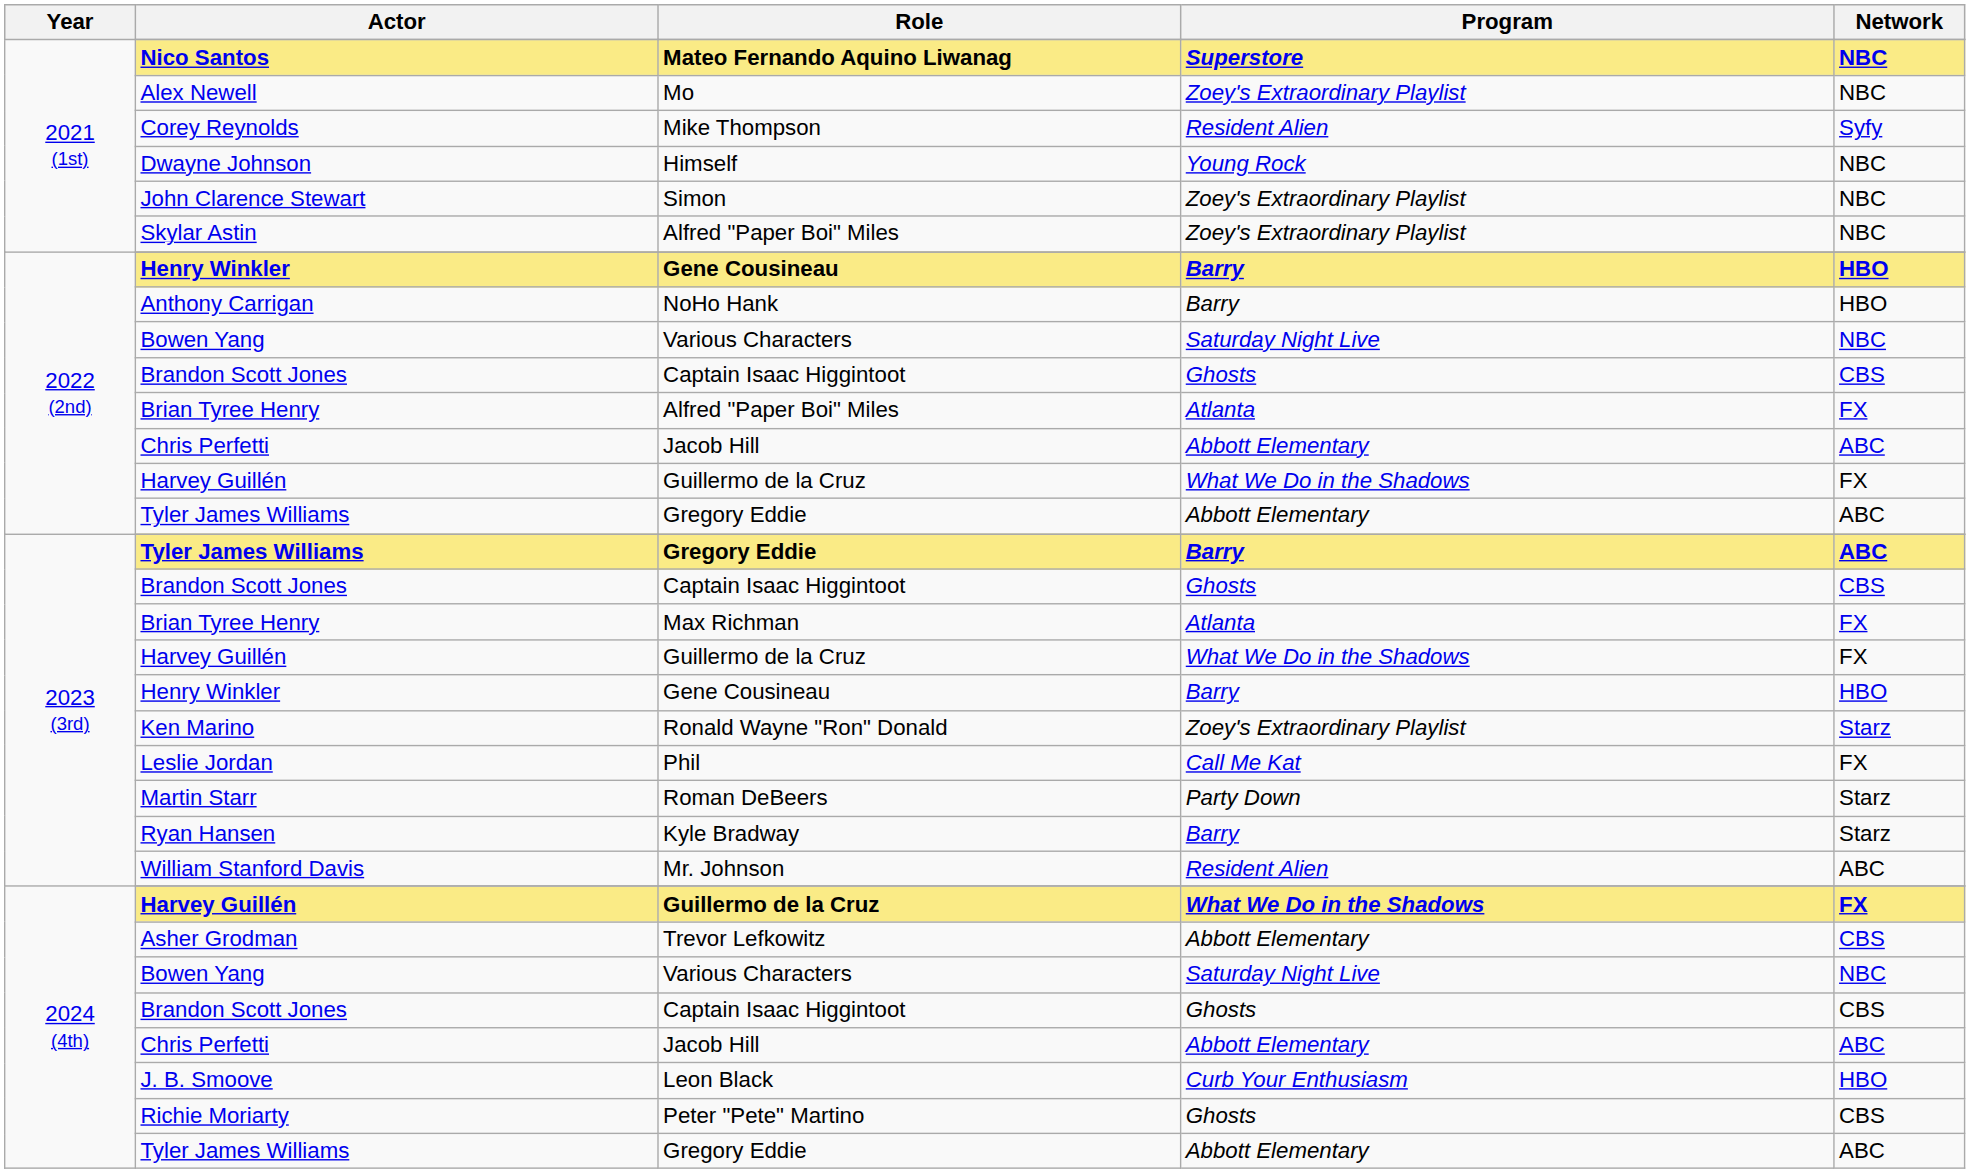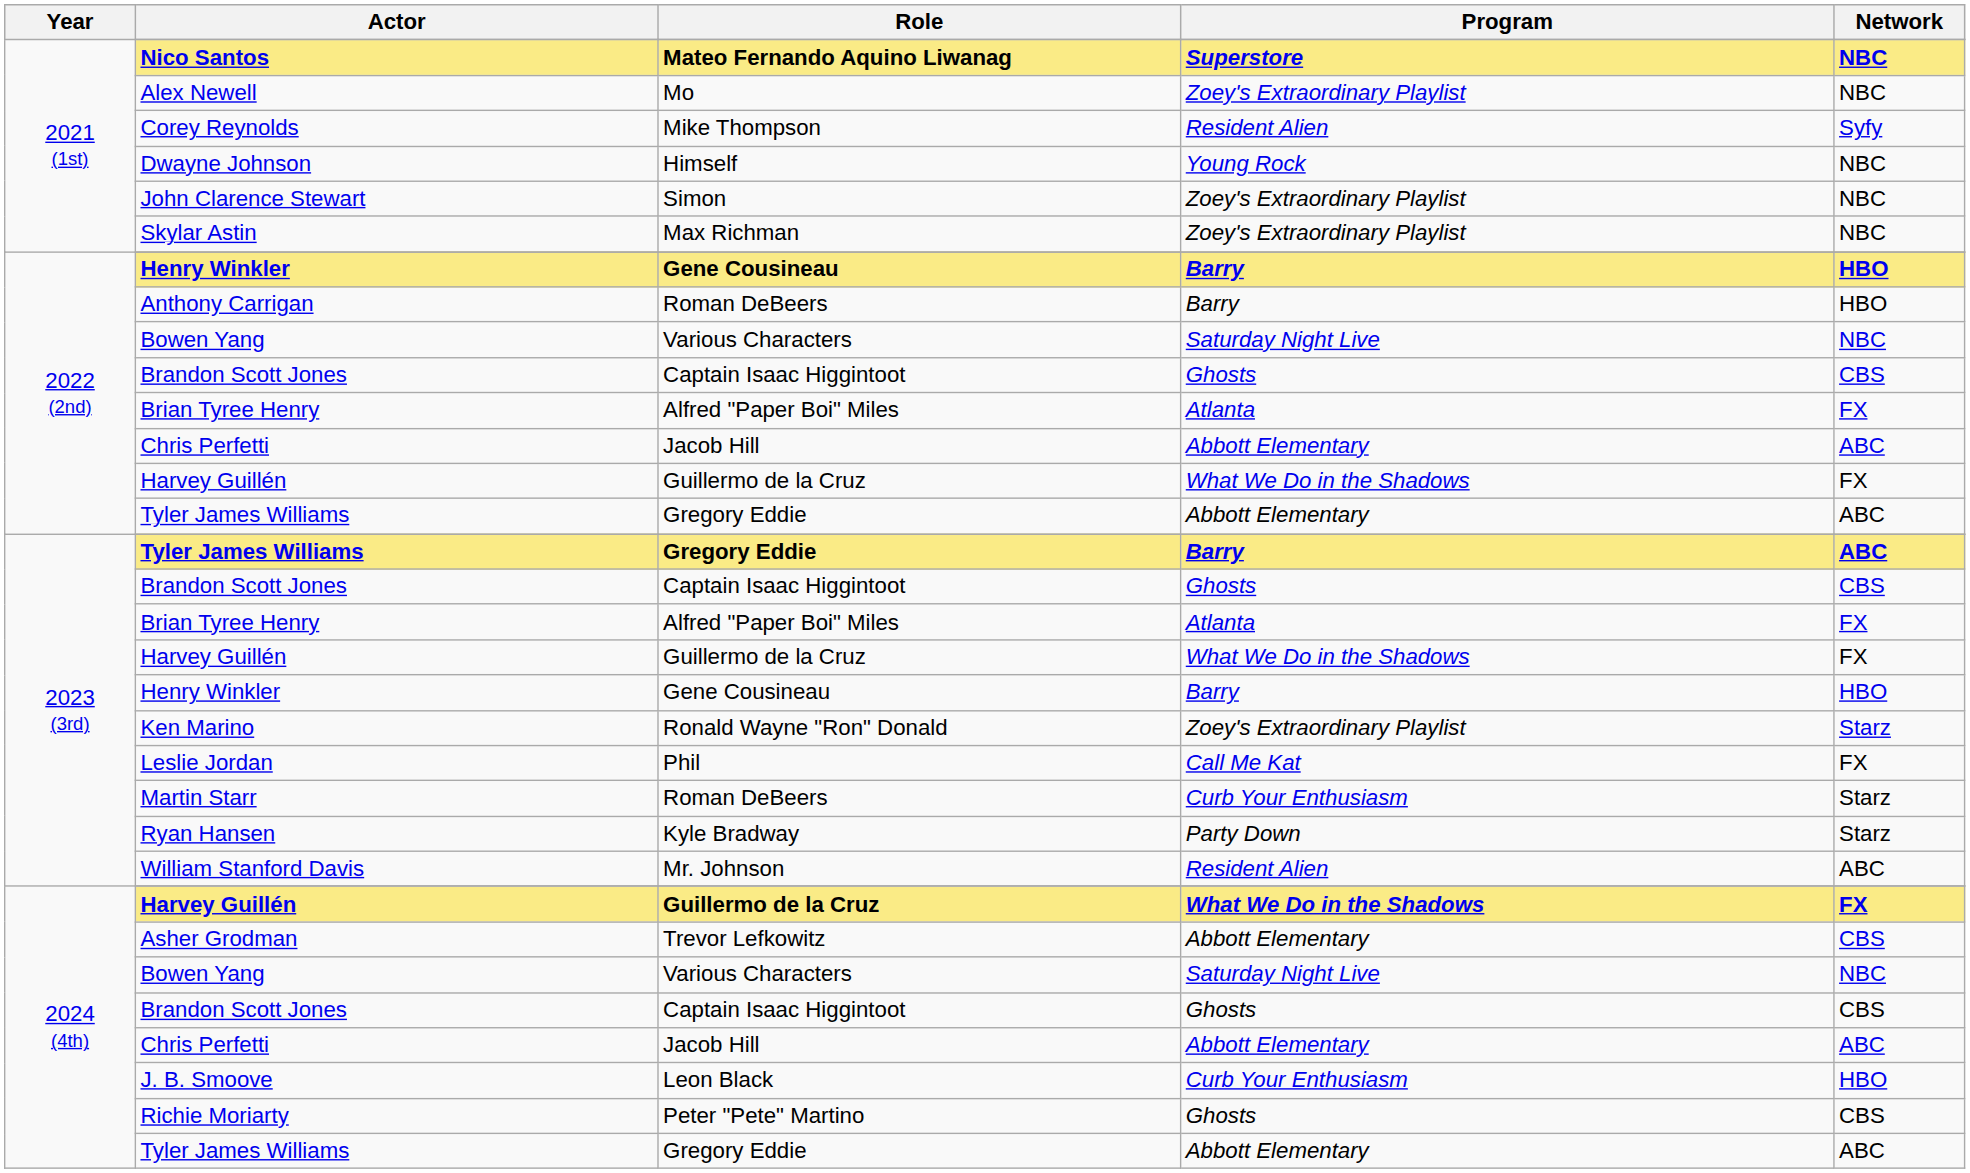(781, 233) Alfred "Paper Boi" Miles -> (731, 233) Max Richman
(721, 304) NoHo Hank -> (745, 304) Roman DeBeers
(731, 621) Max Richman -> (781, 621) Alfred "Paper Boi" Miles
(1243, 798) Party Down -> (1297, 798) Curb Your Enthusiasm
(1212, 833) Barry -> (1243, 833) Party Down
